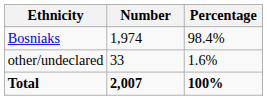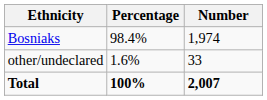columns swapped: (146, 15) <-> (223, 15)
